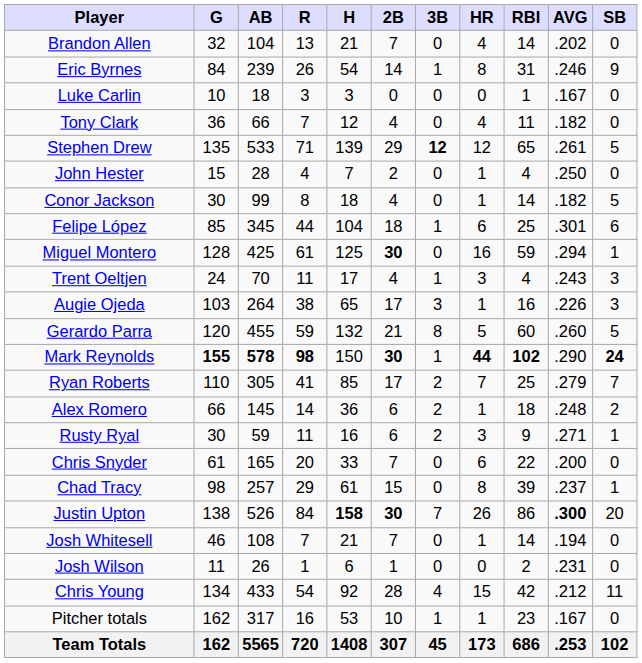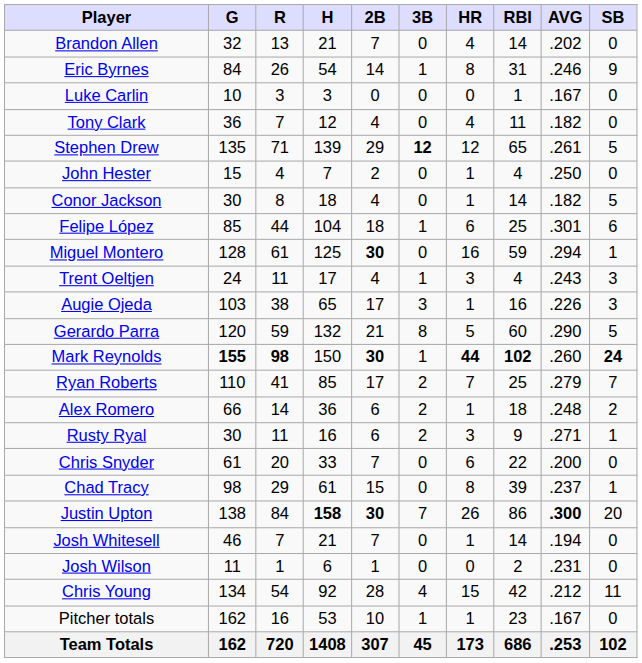- column: (261, 17)
(570, 331) .260 -> (565, 331) .290
(570, 357) .290 -> (565, 357) .260
